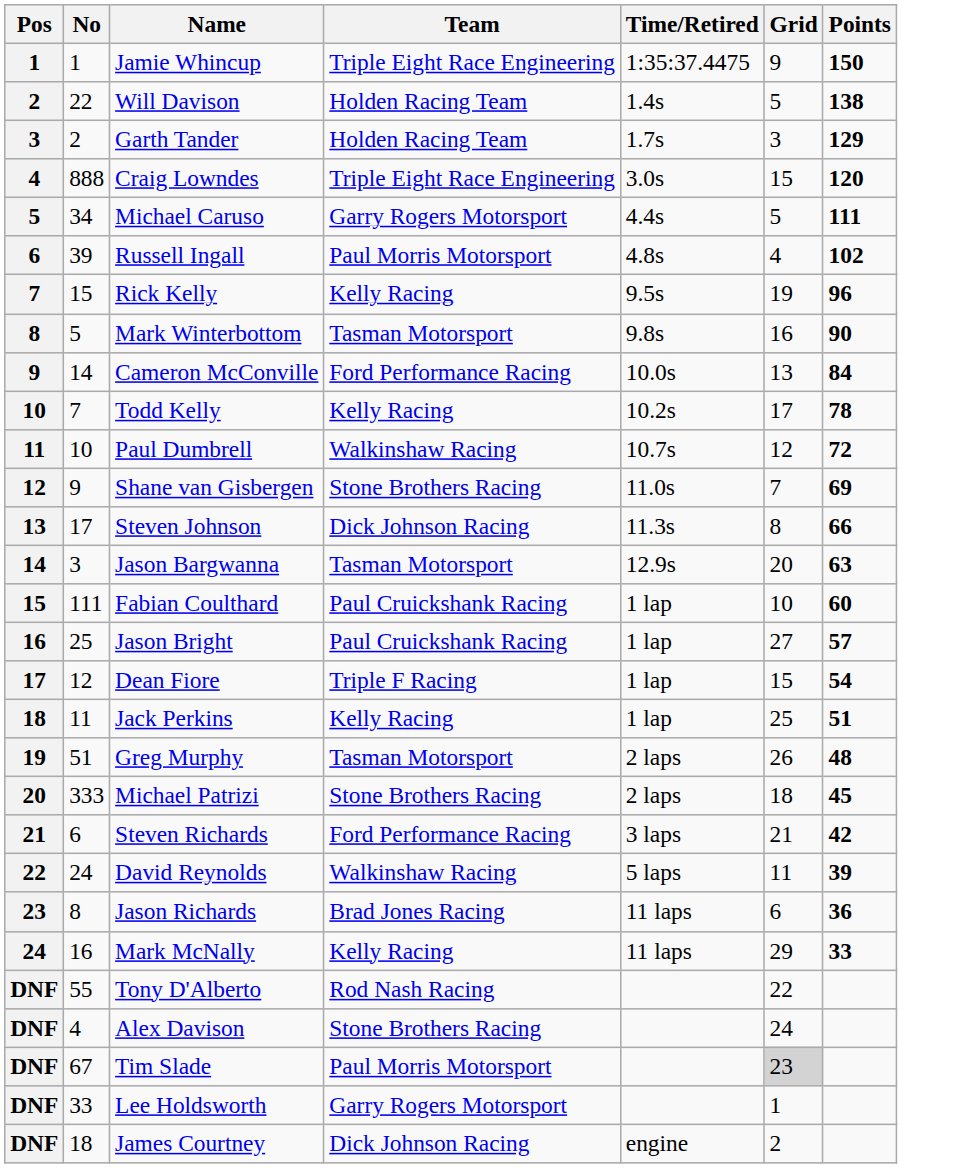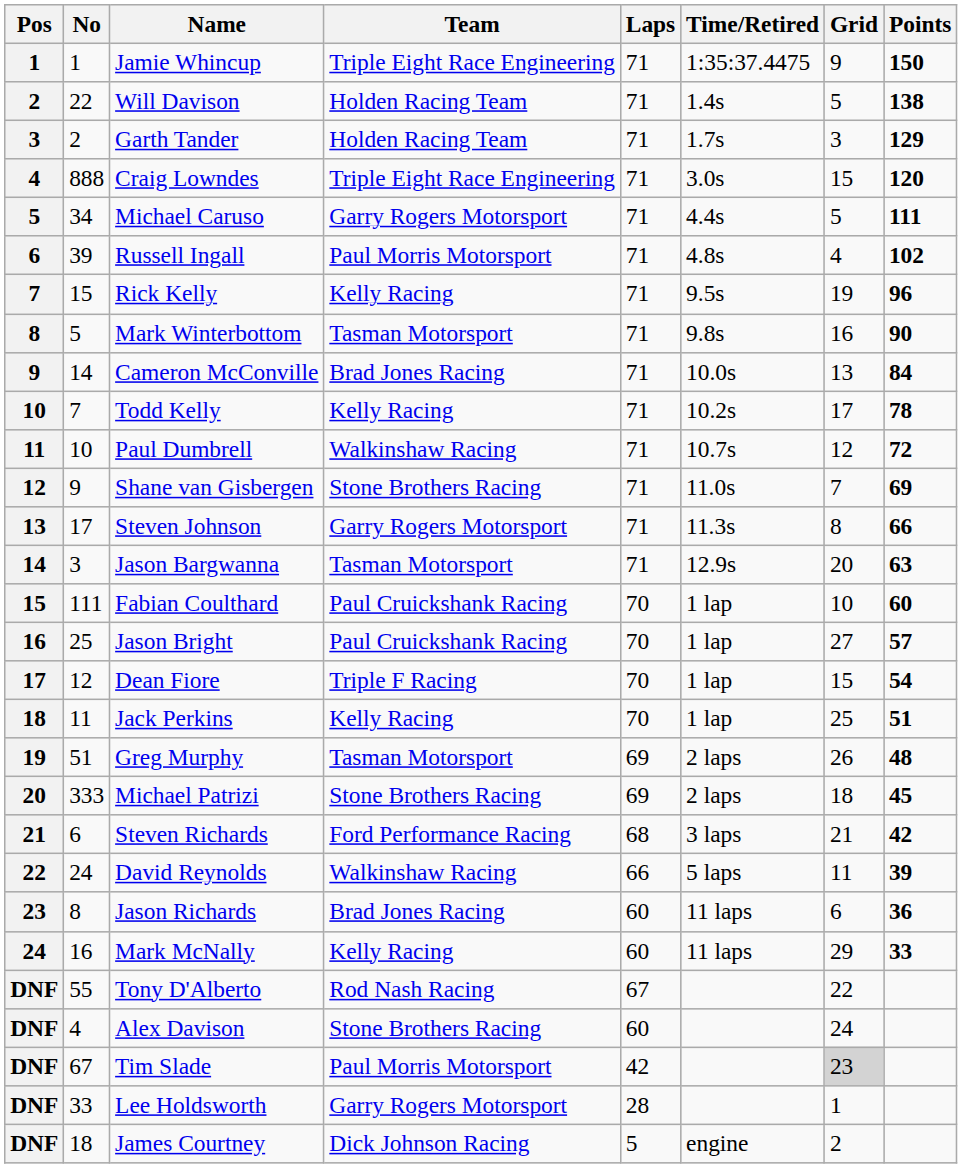+ column: (651, 23)
(450, 371) Ford Performance Racing -> (417, 371) Brad Jones Racing
(429, 525) Dick Johnson Racing -> (448, 525) Garry Rogers Motorsport
